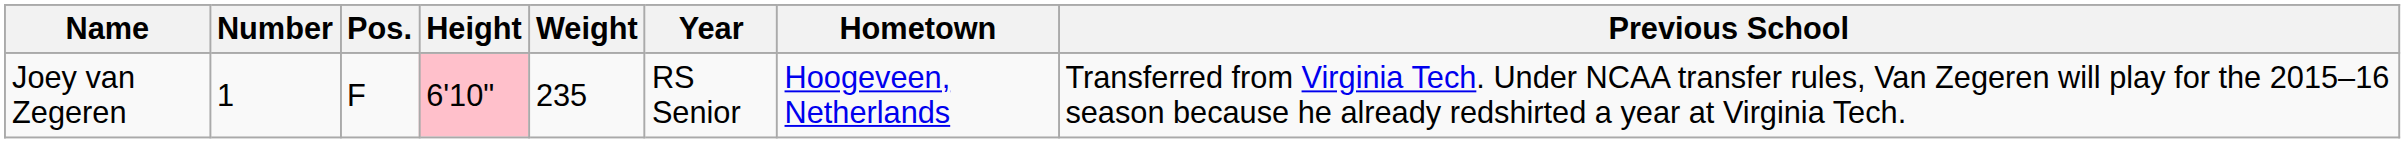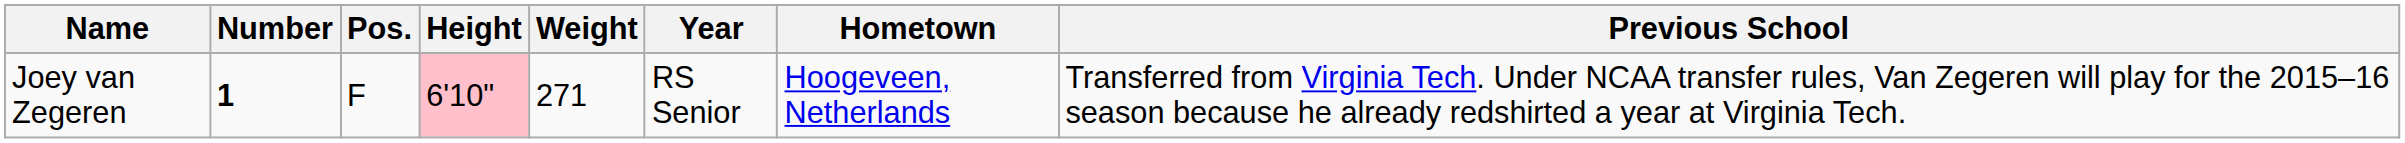(225, 94) normal -> (225, 94) bold
(562, 94) 235 -> (562, 94) 271
